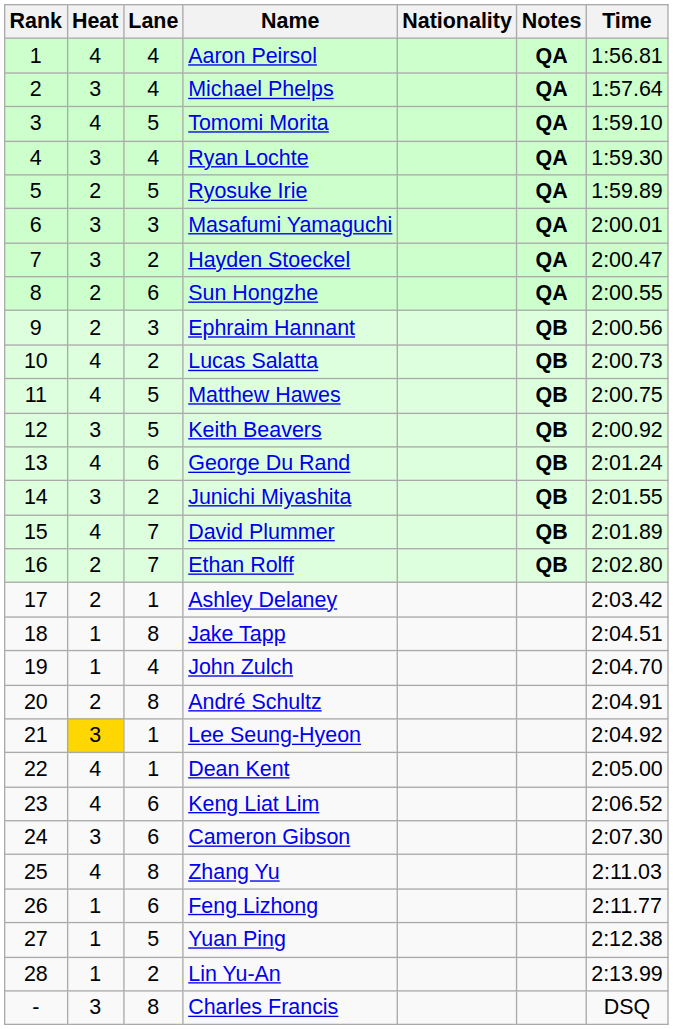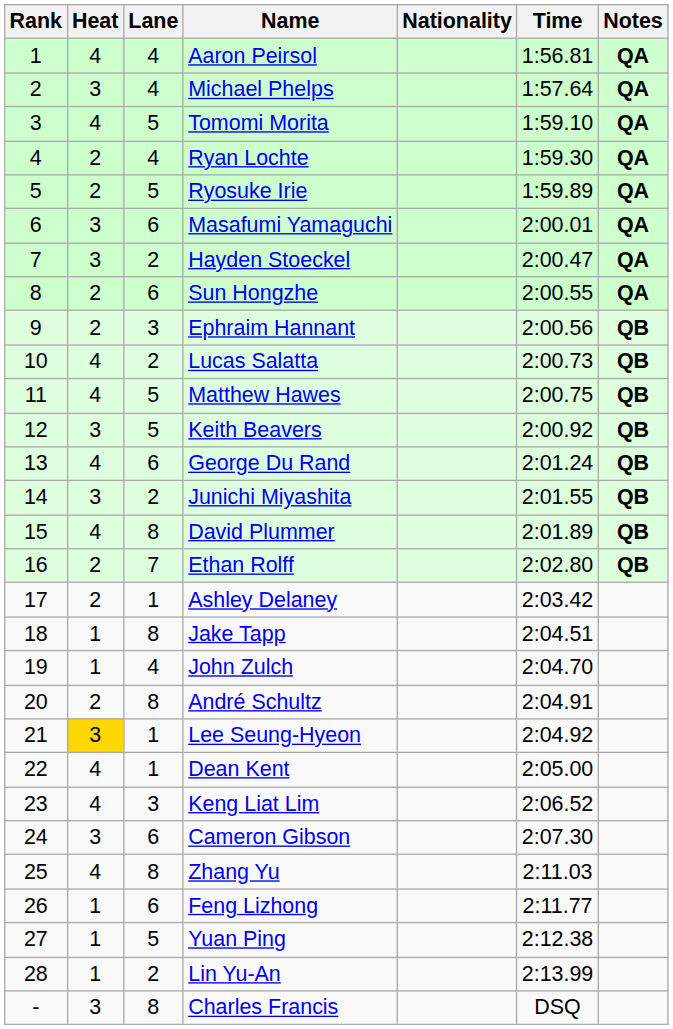columns swapped: (627, 21) <-> (552, 21)
(95, 157) 3 -> (95, 157) 2
(153, 225) 3 -> (153, 225) 6
(153, 531) 7 -> (153, 531) 8
(153, 803) 6 -> (153, 803) 3
